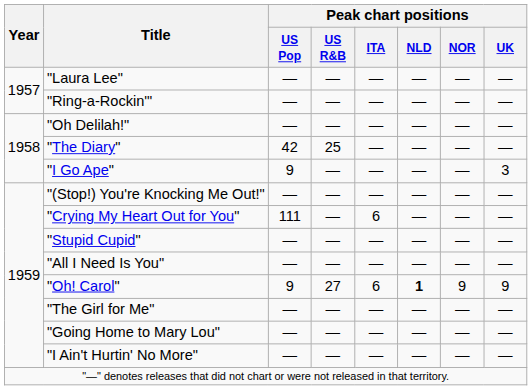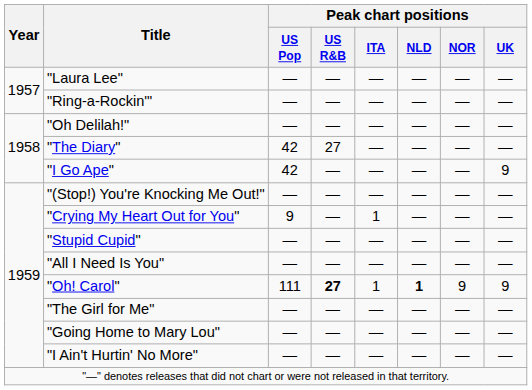(333, 147) 25 -> (333, 147) 27
(290, 170) 9 -> (290, 170) 42
(505, 170) 3 -> (505, 170) 9
(290, 217) 111 -> (290, 217) 9
(376, 217) 6 -> (376, 217) 1
(290, 286) 9 -> (290, 286) 111
(333, 286) normal -> (333, 286) bold
(376, 286) 6 -> (376, 286) 1
